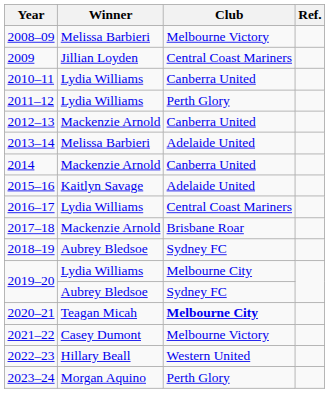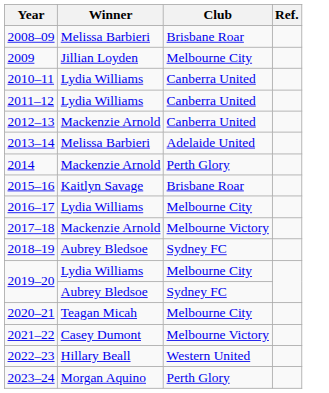(218, 36) Melbourne Victory -> (205, 36) Brisbane Roar
(229, 57) Central Coast Mariners -> (209, 57) Melbourne City
(198, 100) Perth Glory -> (211, 100) Canberra United
(211, 164) Canberra United -> (198, 164) Perth Glory
(211, 185) Adelaide United -> (205, 185) Brisbane Roar
(229, 206) Central Coast Mariners -> (209, 206) Melbourne City
(205, 228) Brisbane Roar -> (218, 228) Melbourne Victory
(212, 313) bold -> (209, 313) normal
